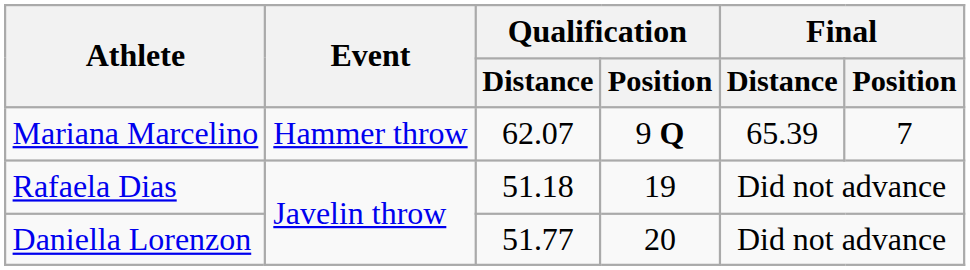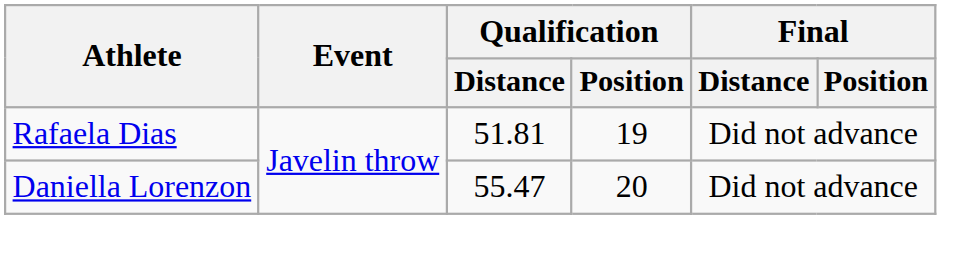- row: (135, 133)
(538, 186) 51.18 -> (509, 133) 51.81
(538, 239) 51.77 -> (509, 186) 55.47
